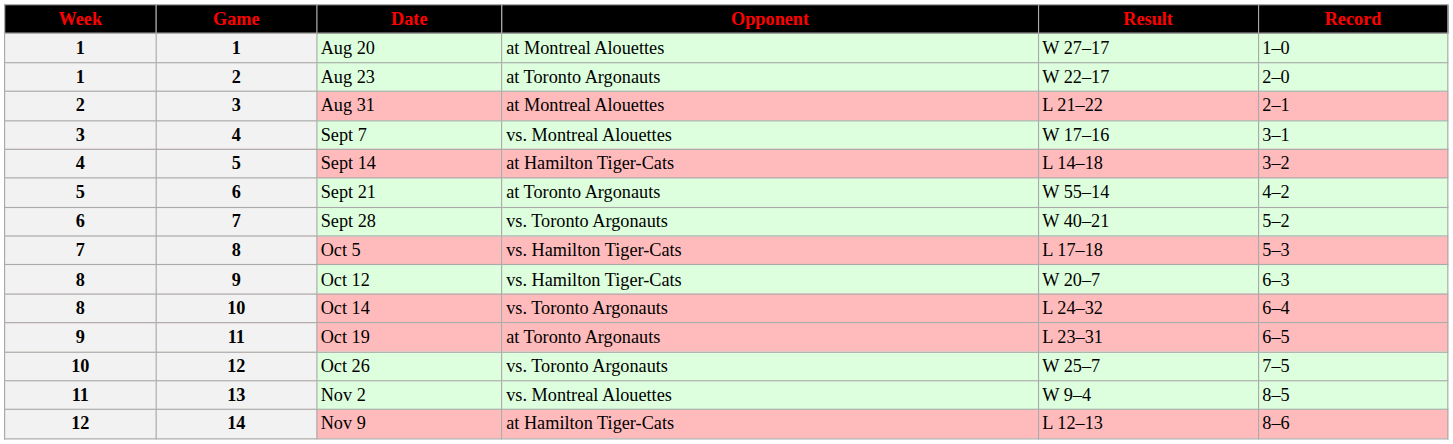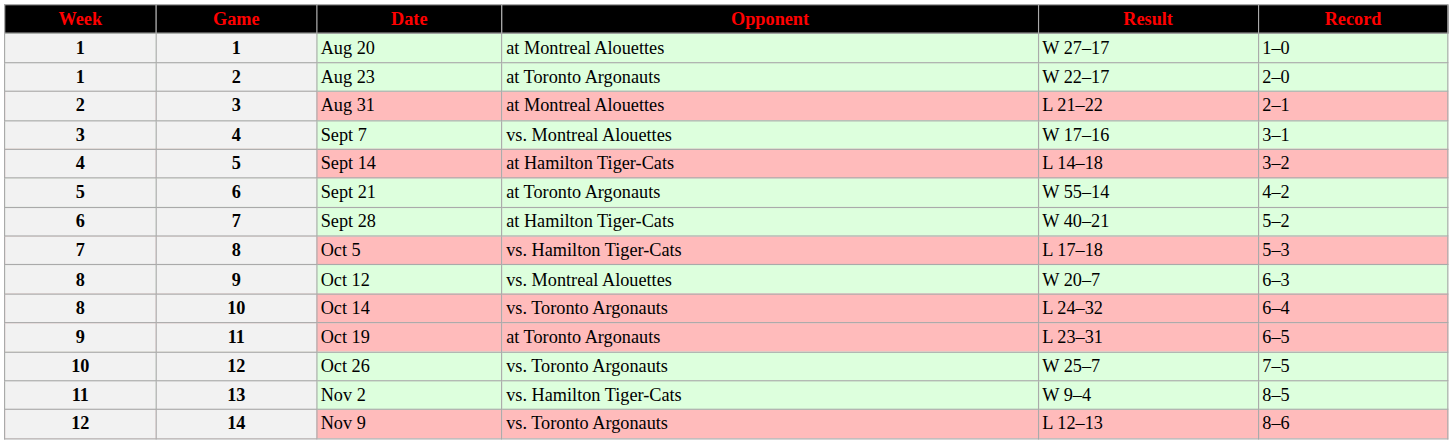(587, 221) vs. Toronto Argonauts -> (590, 221) at Hamilton Tiger-Cats
(594, 279) vs. Hamilton Tiger-Cats -> (589, 279) vs. Montreal Alouettes
(589, 395) vs. Montreal Alouettes -> (594, 395) vs. Hamilton Tiger-Cats
(590, 423) at Hamilton Tiger-Cats -> (587, 423) vs. Toronto Argonauts
